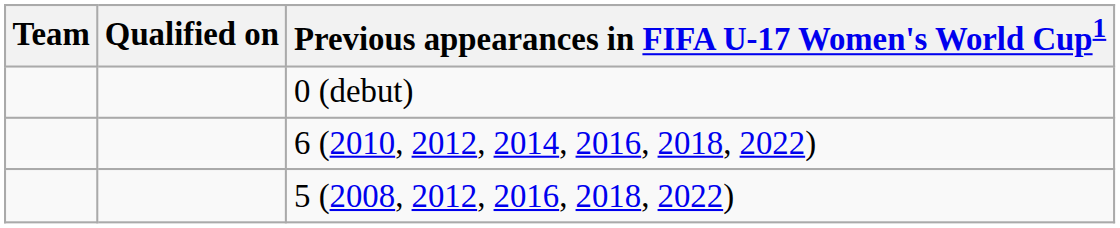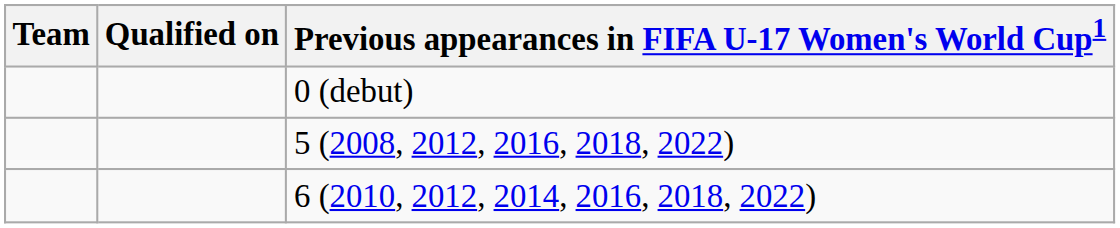rows swapped: (514, 195) <-> (555, 143)
